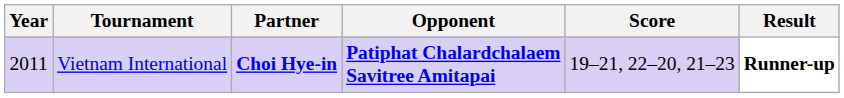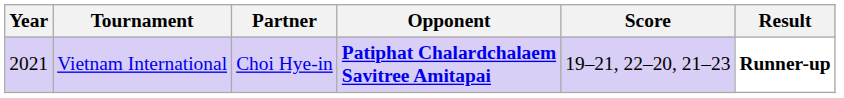(29, 64) 2011 -> (29, 64) 2021
(287, 64) bold -> (284, 64) normal
